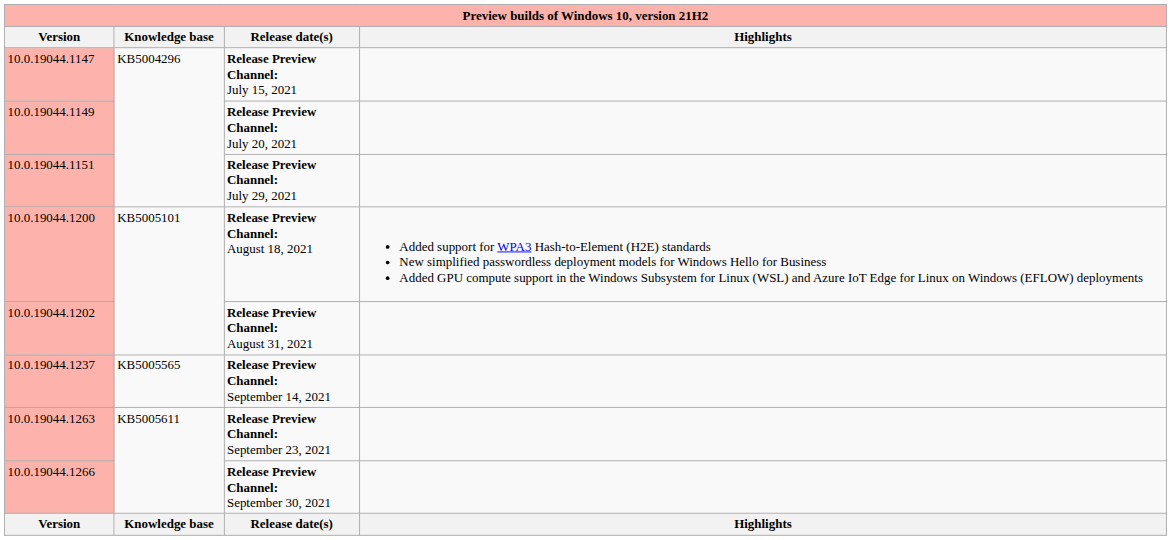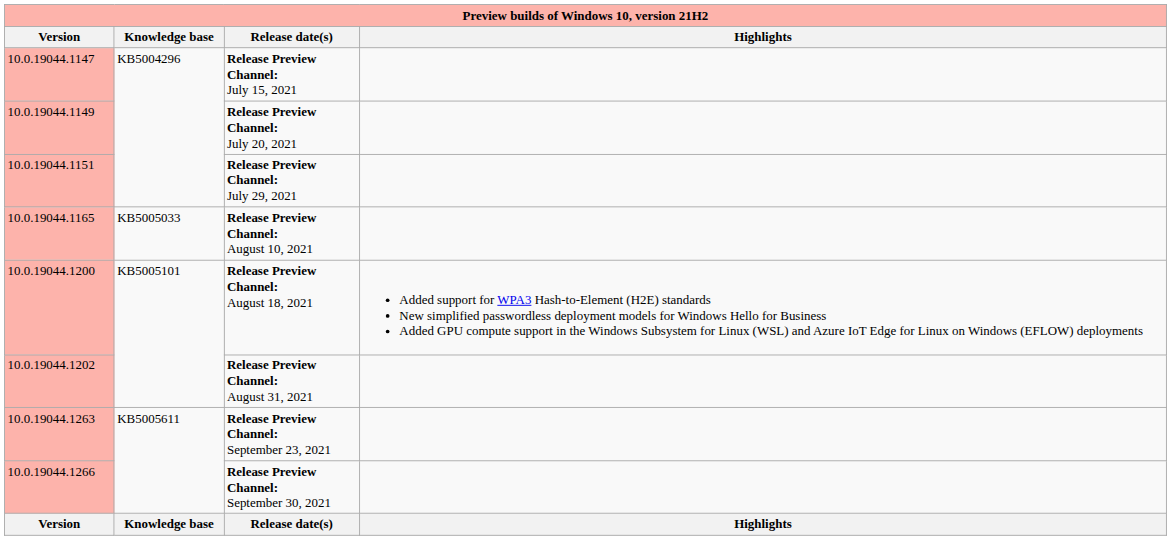+ row: (272, 233)
- row: (279, 381)
